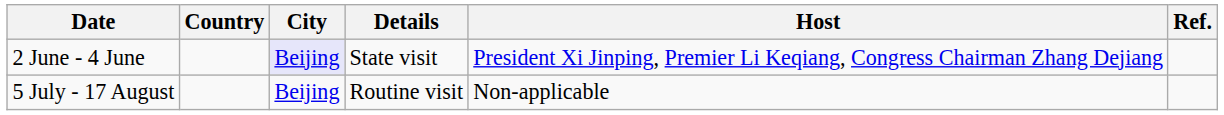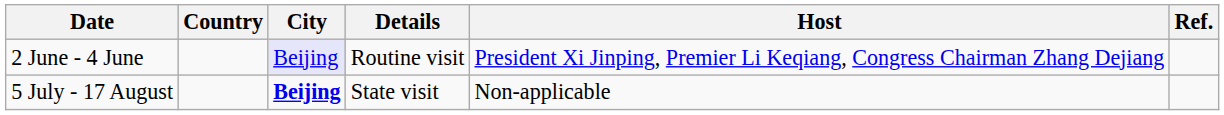(393, 57) State visit -> (408, 57) Routine visit
(307, 92) normal -> (307, 92) bold
(406, 92) Routine visit -> (395, 92) State visit
